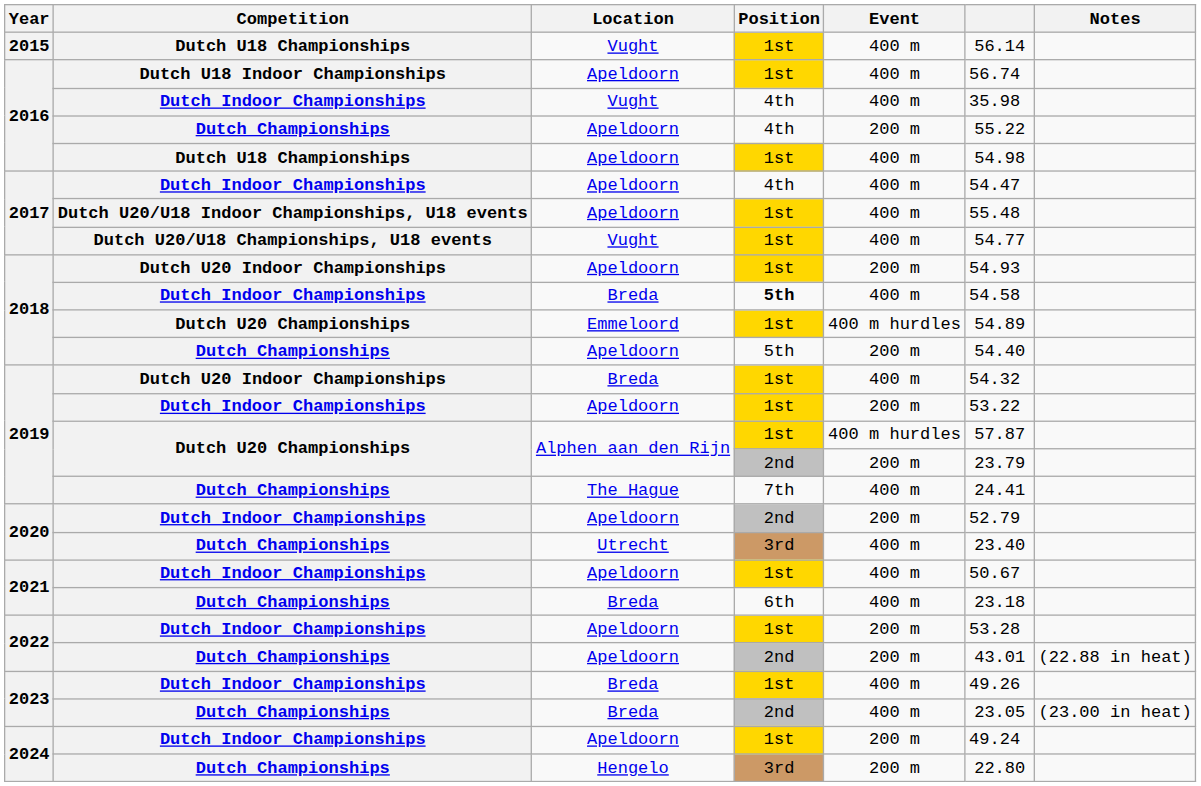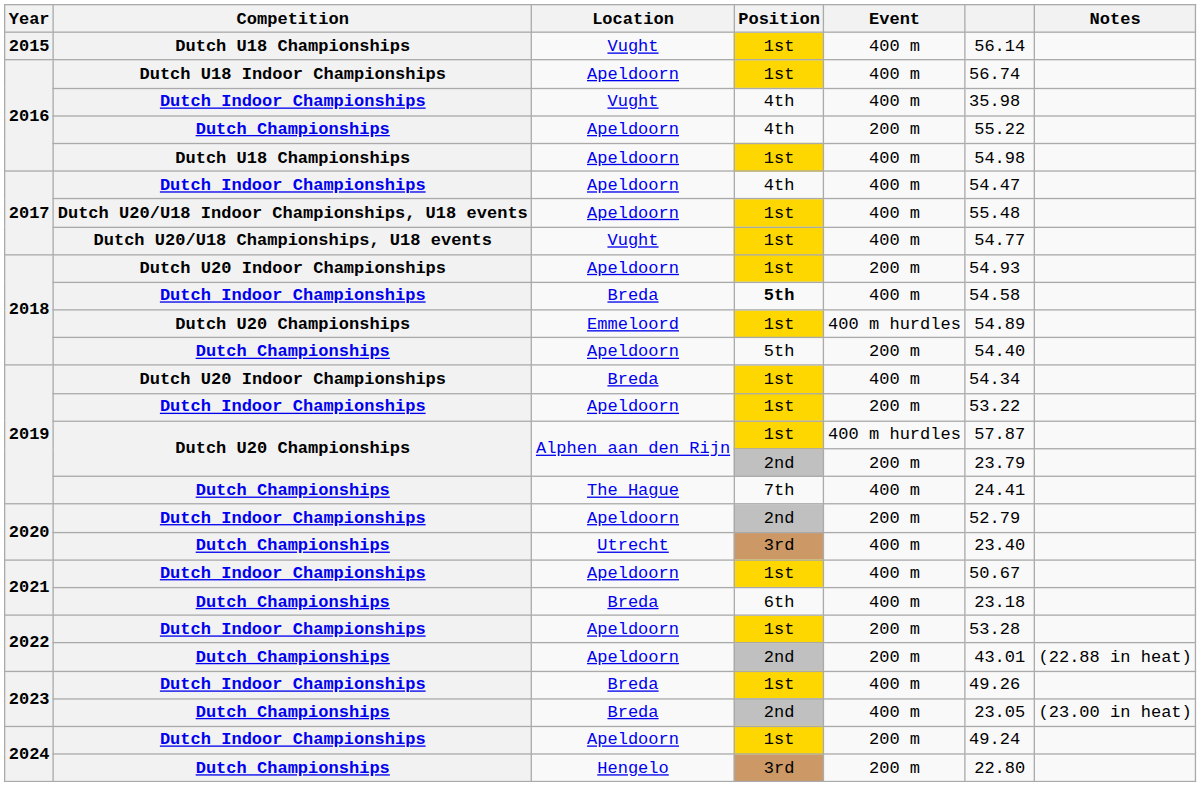(1000, 379) 54.32 -> (1000, 379) 54.34
